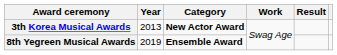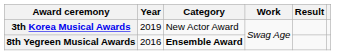(151, 27) 2013 -> (151, 27) 2019
(205, 27) bold -> (202, 27) normal
(151, 42) 2019 -> (151, 42) 2016
